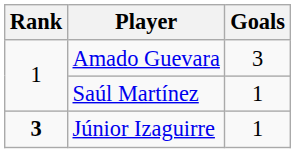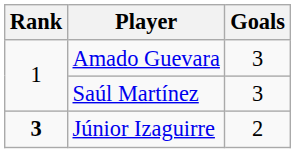(258, 93) 1 -> (258, 93) 3
(258, 128) 1 -> (258, 128) 2
